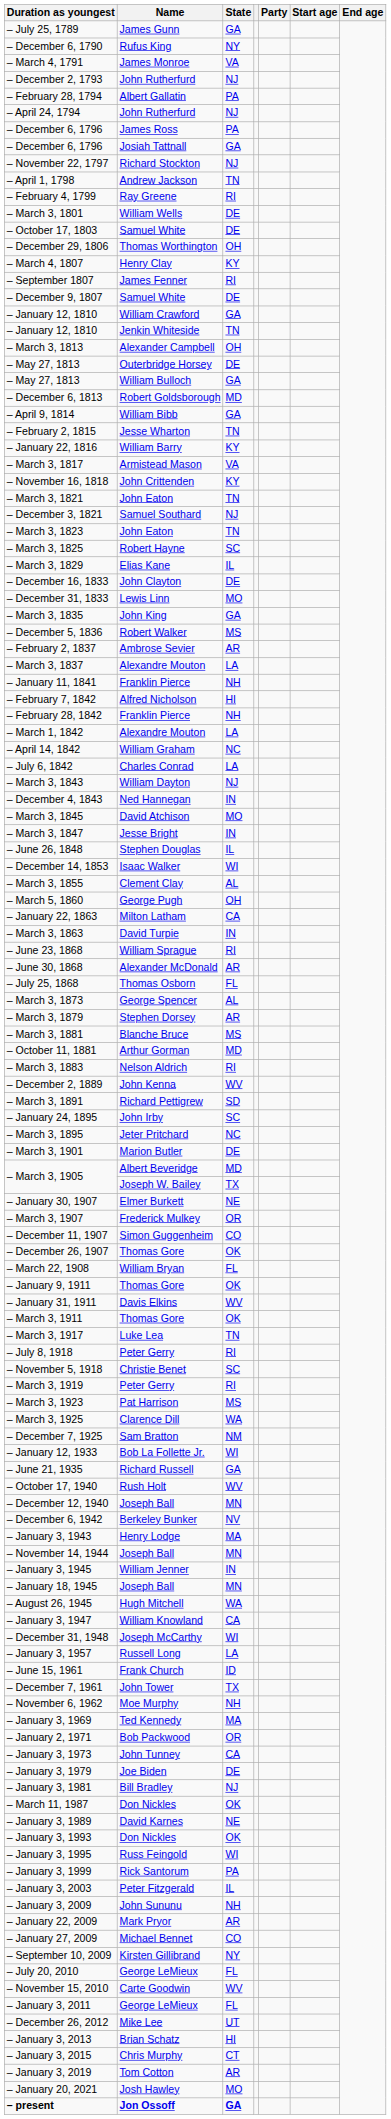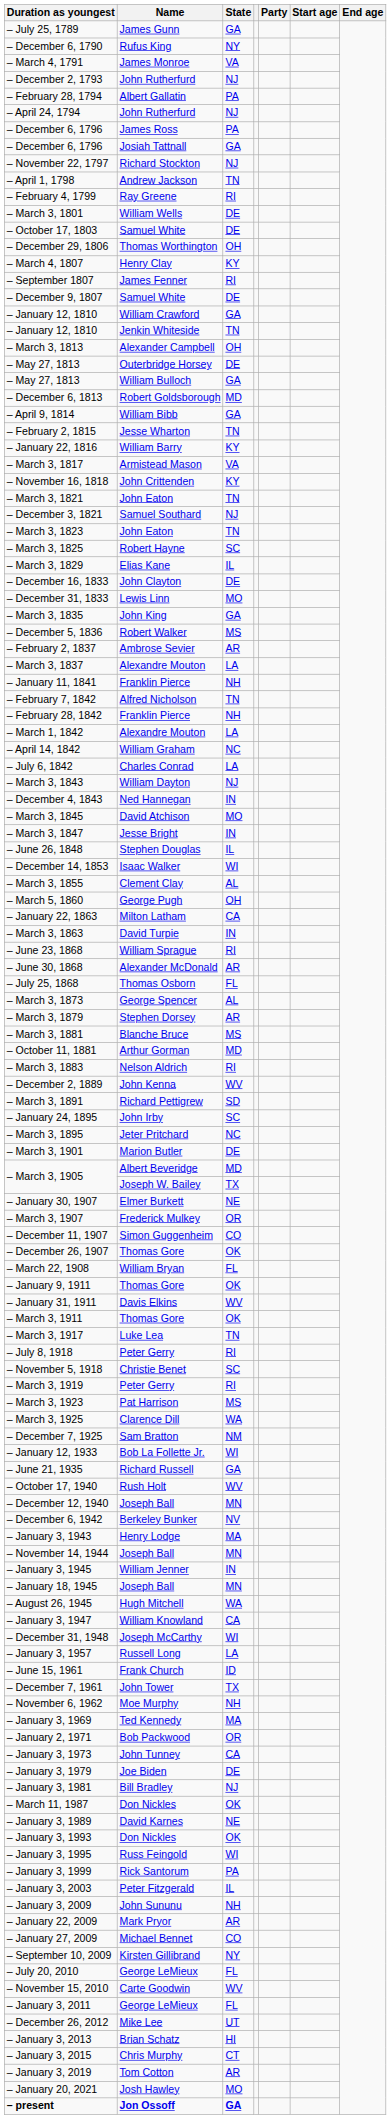(231, 699) HI -> (232, 699) TN
